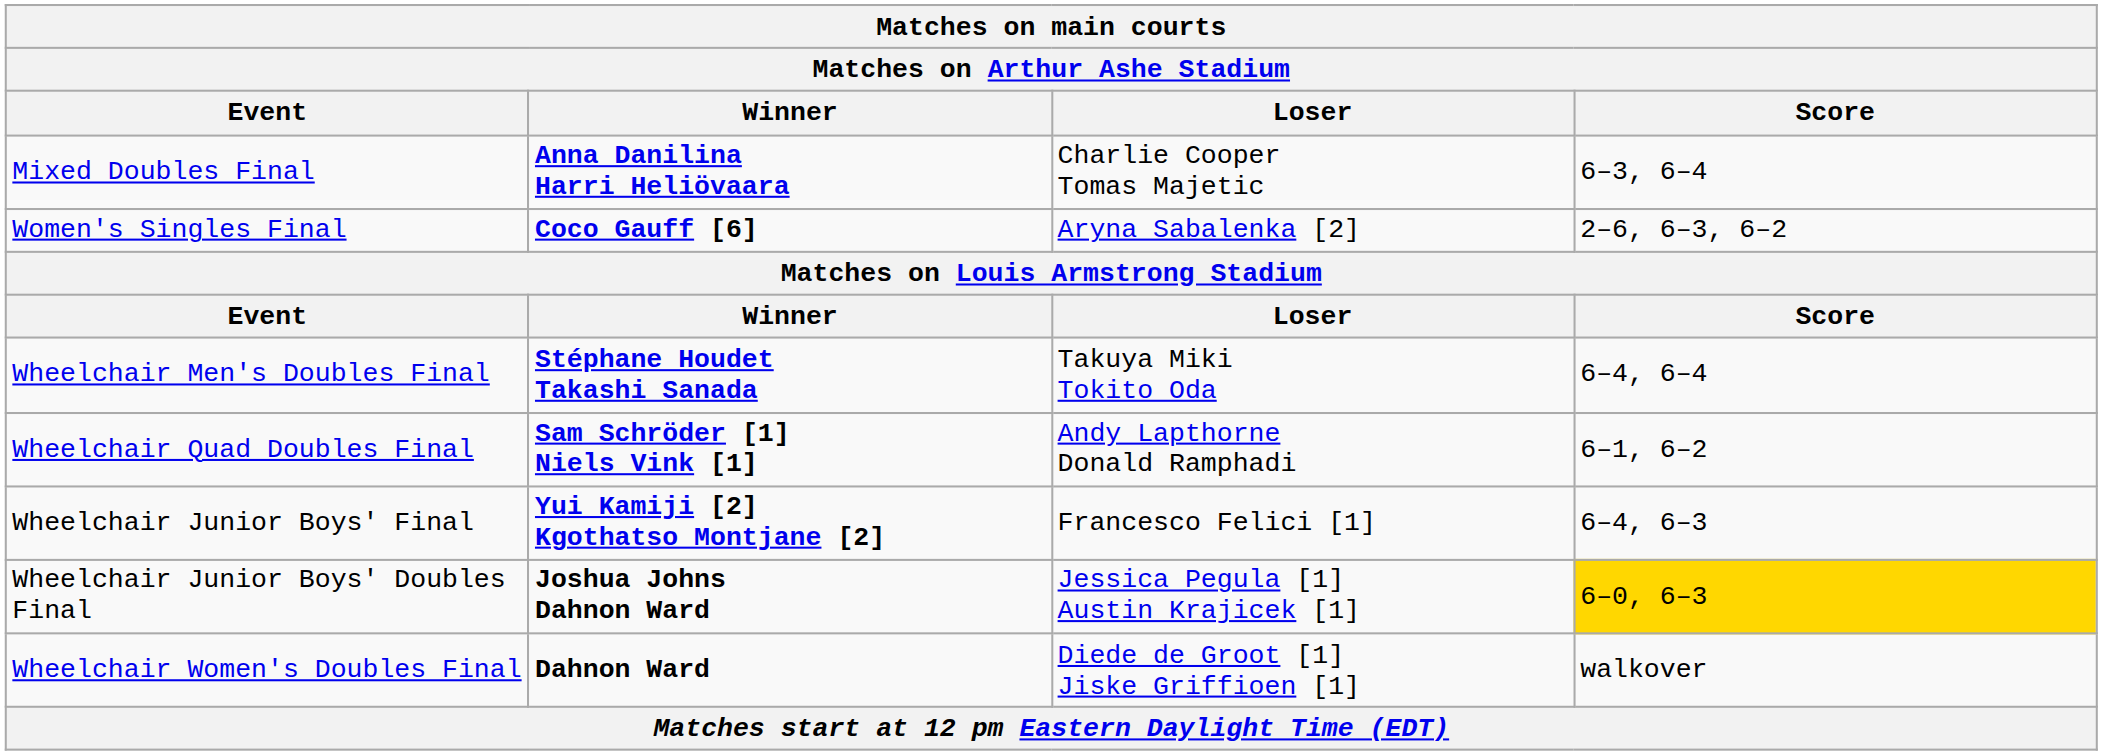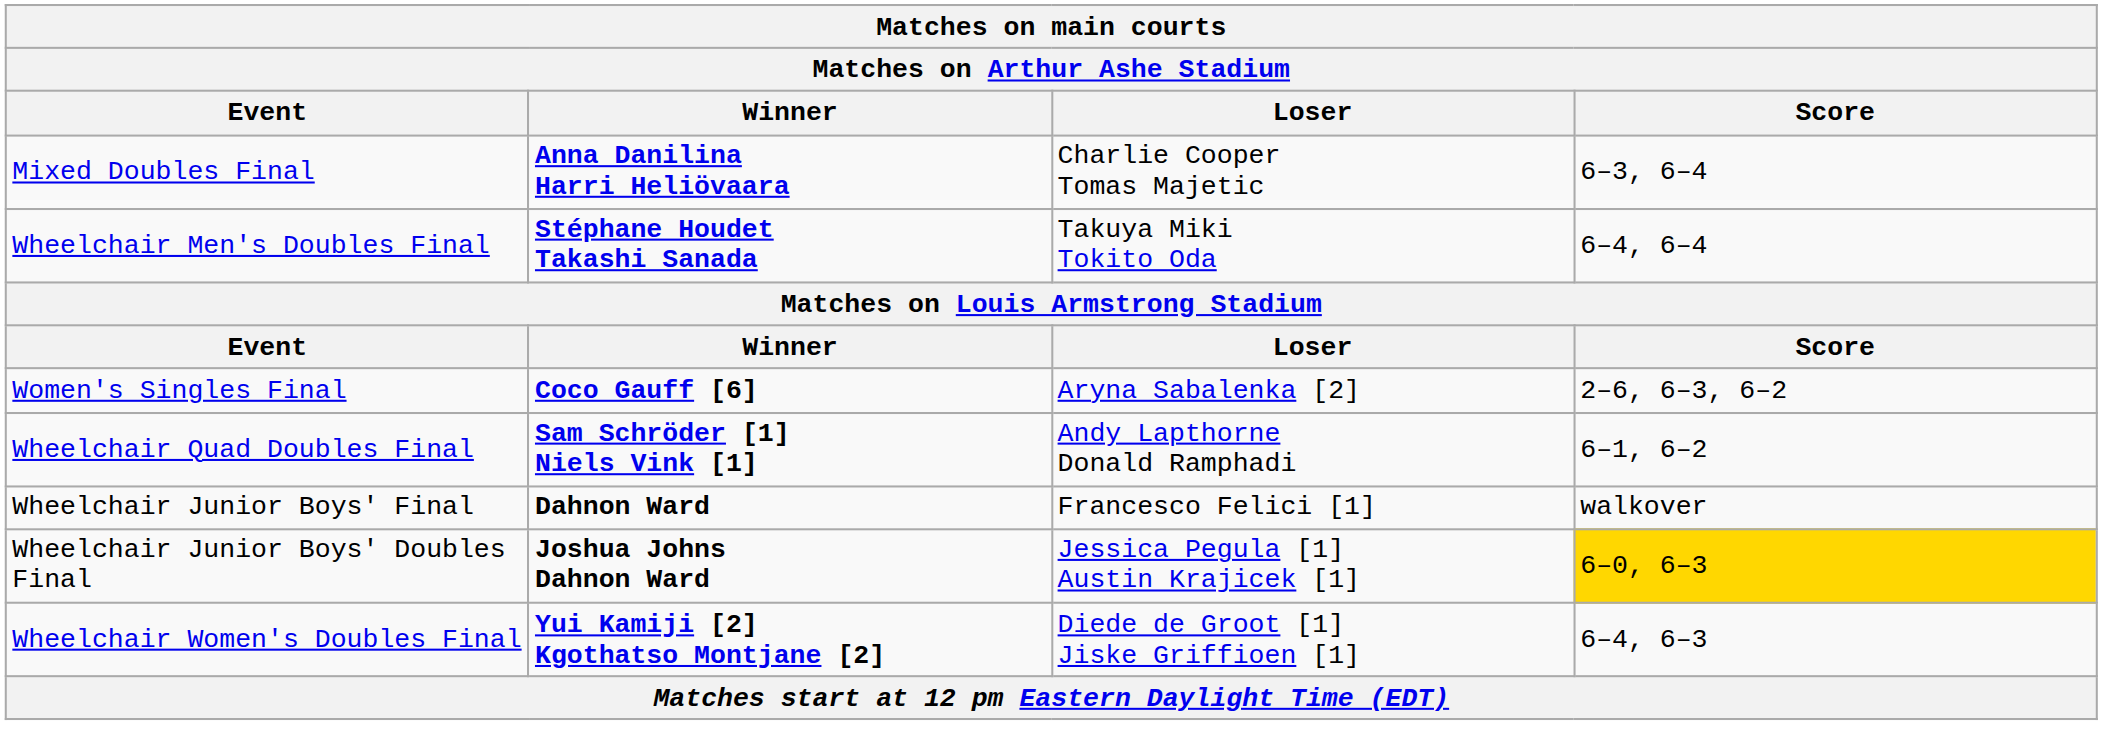rows swapped: (179, 230) <-> (251, 375)
(710, 523) Yui Kamiji [2] Kgothatso Montjane [2] -> (623, 507) Dahnon Ward
(1644, 523) 6–4, 6–3 -> (1644, 507) walkover
(623, 670) Dahnon Ward -> (710, 640) Yui Kamiji [2] Kgothatso Montjane [2]
(1644, 670) walkover -> (1644, 640) 6–4, 6–3
